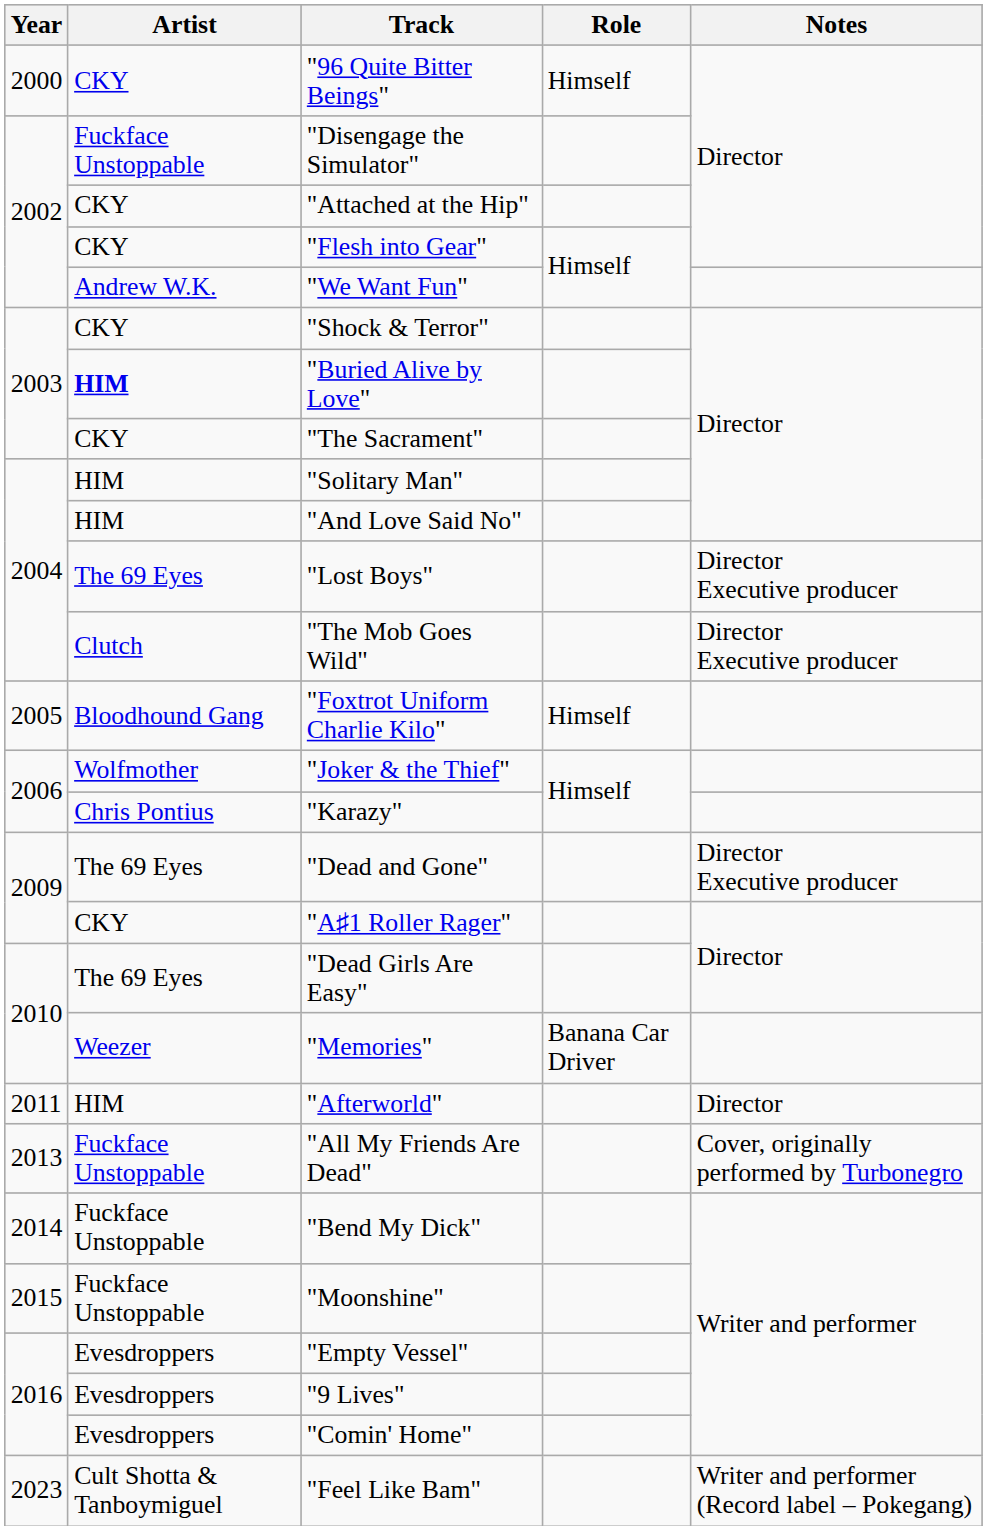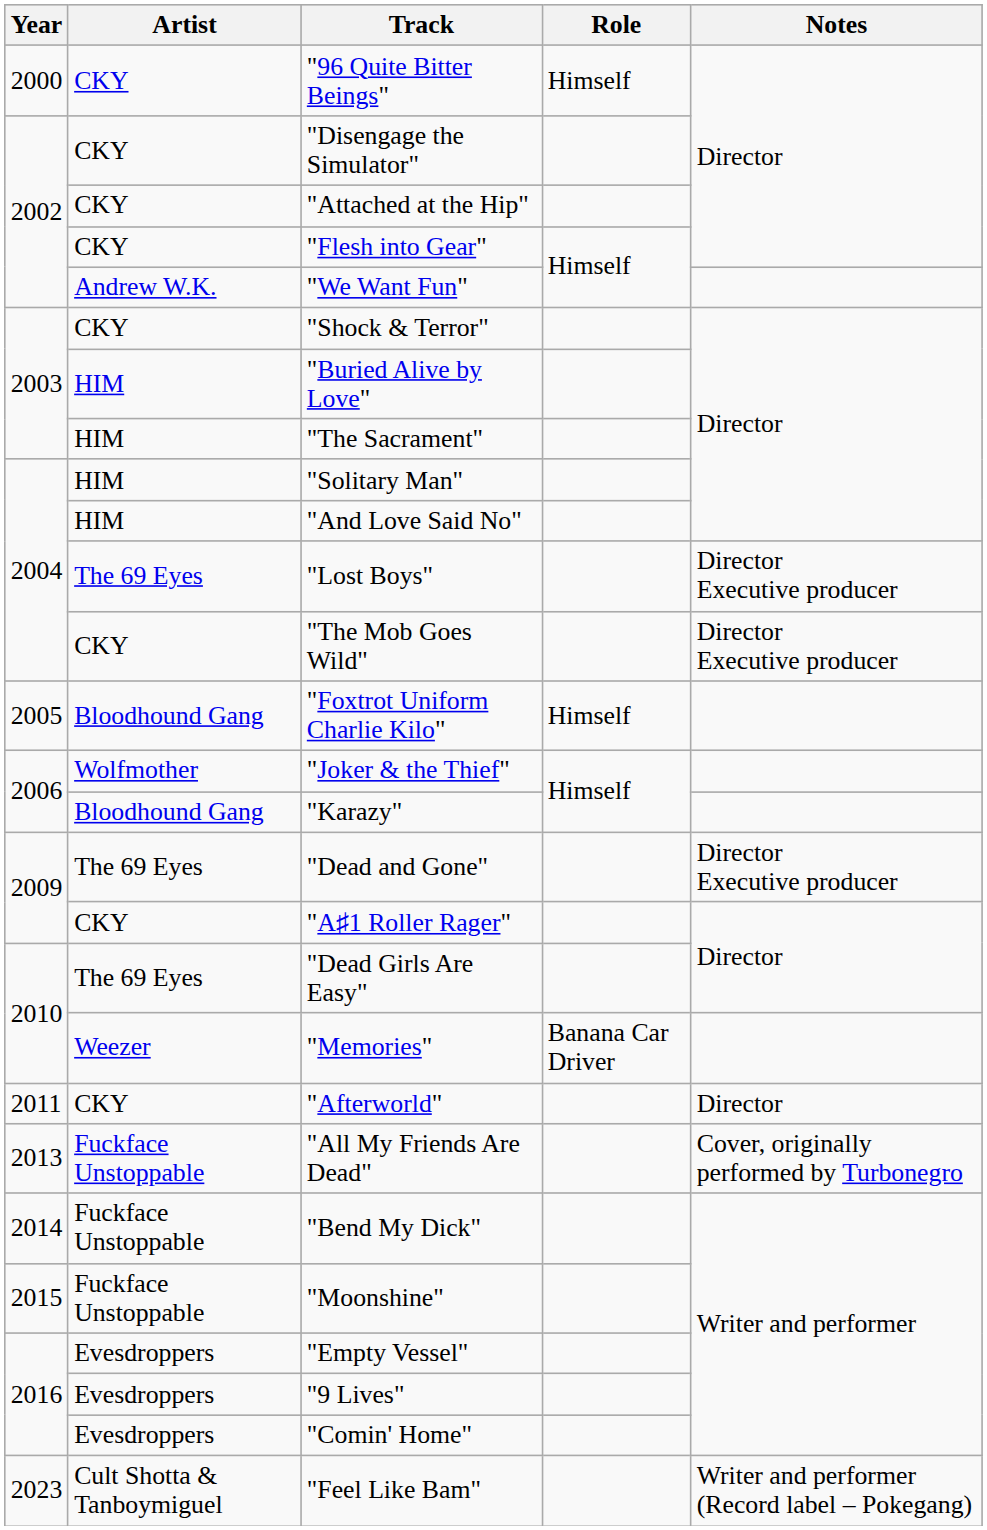(139, 150) Fuckface Unstoppable -> (101, 150) CKY
(101, 383) bold -> (99, 383) normal
(101, 438) CKY -> (99, 438) HIM
(108, 645) Clutch -> (101, 645) CKY
(144, 811) Chris Pontius -> (169, 811) Bloodhound Gang
(99, 1102) HIM -> (101, 1102) CKY
